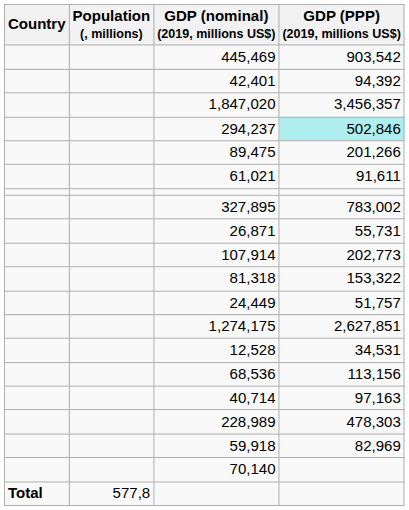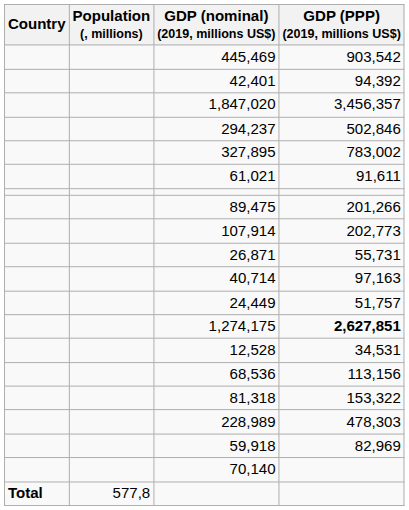(374, 128) paleturquoise background -> (374, 128) no background
rows swapped: (37, 207) <-> (37, 153)
rows swapped: (37, 255) <-> (37, 231)
rows swapped: (37, 279) <-> (37, 398)
(367, 326) normal -> (367, 326) bold
